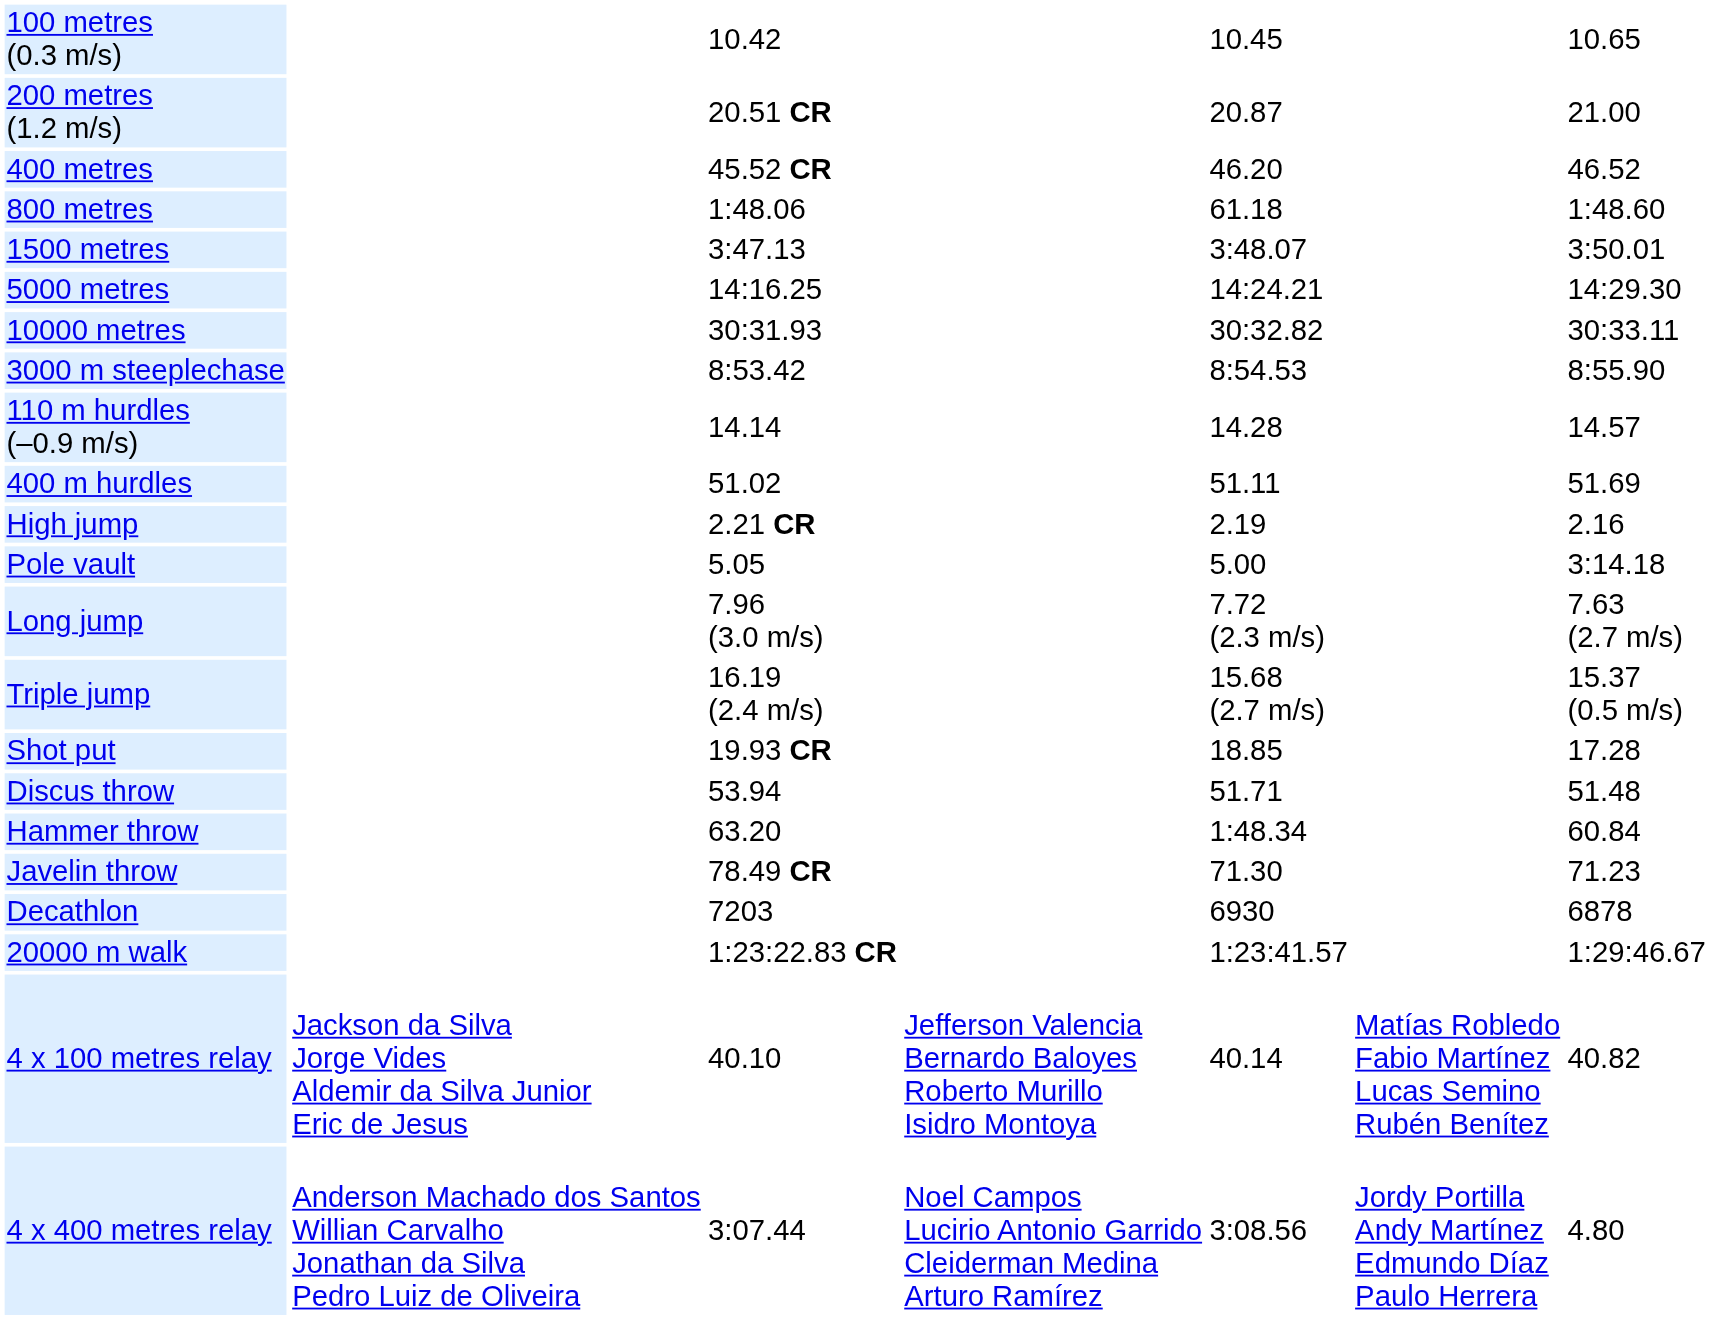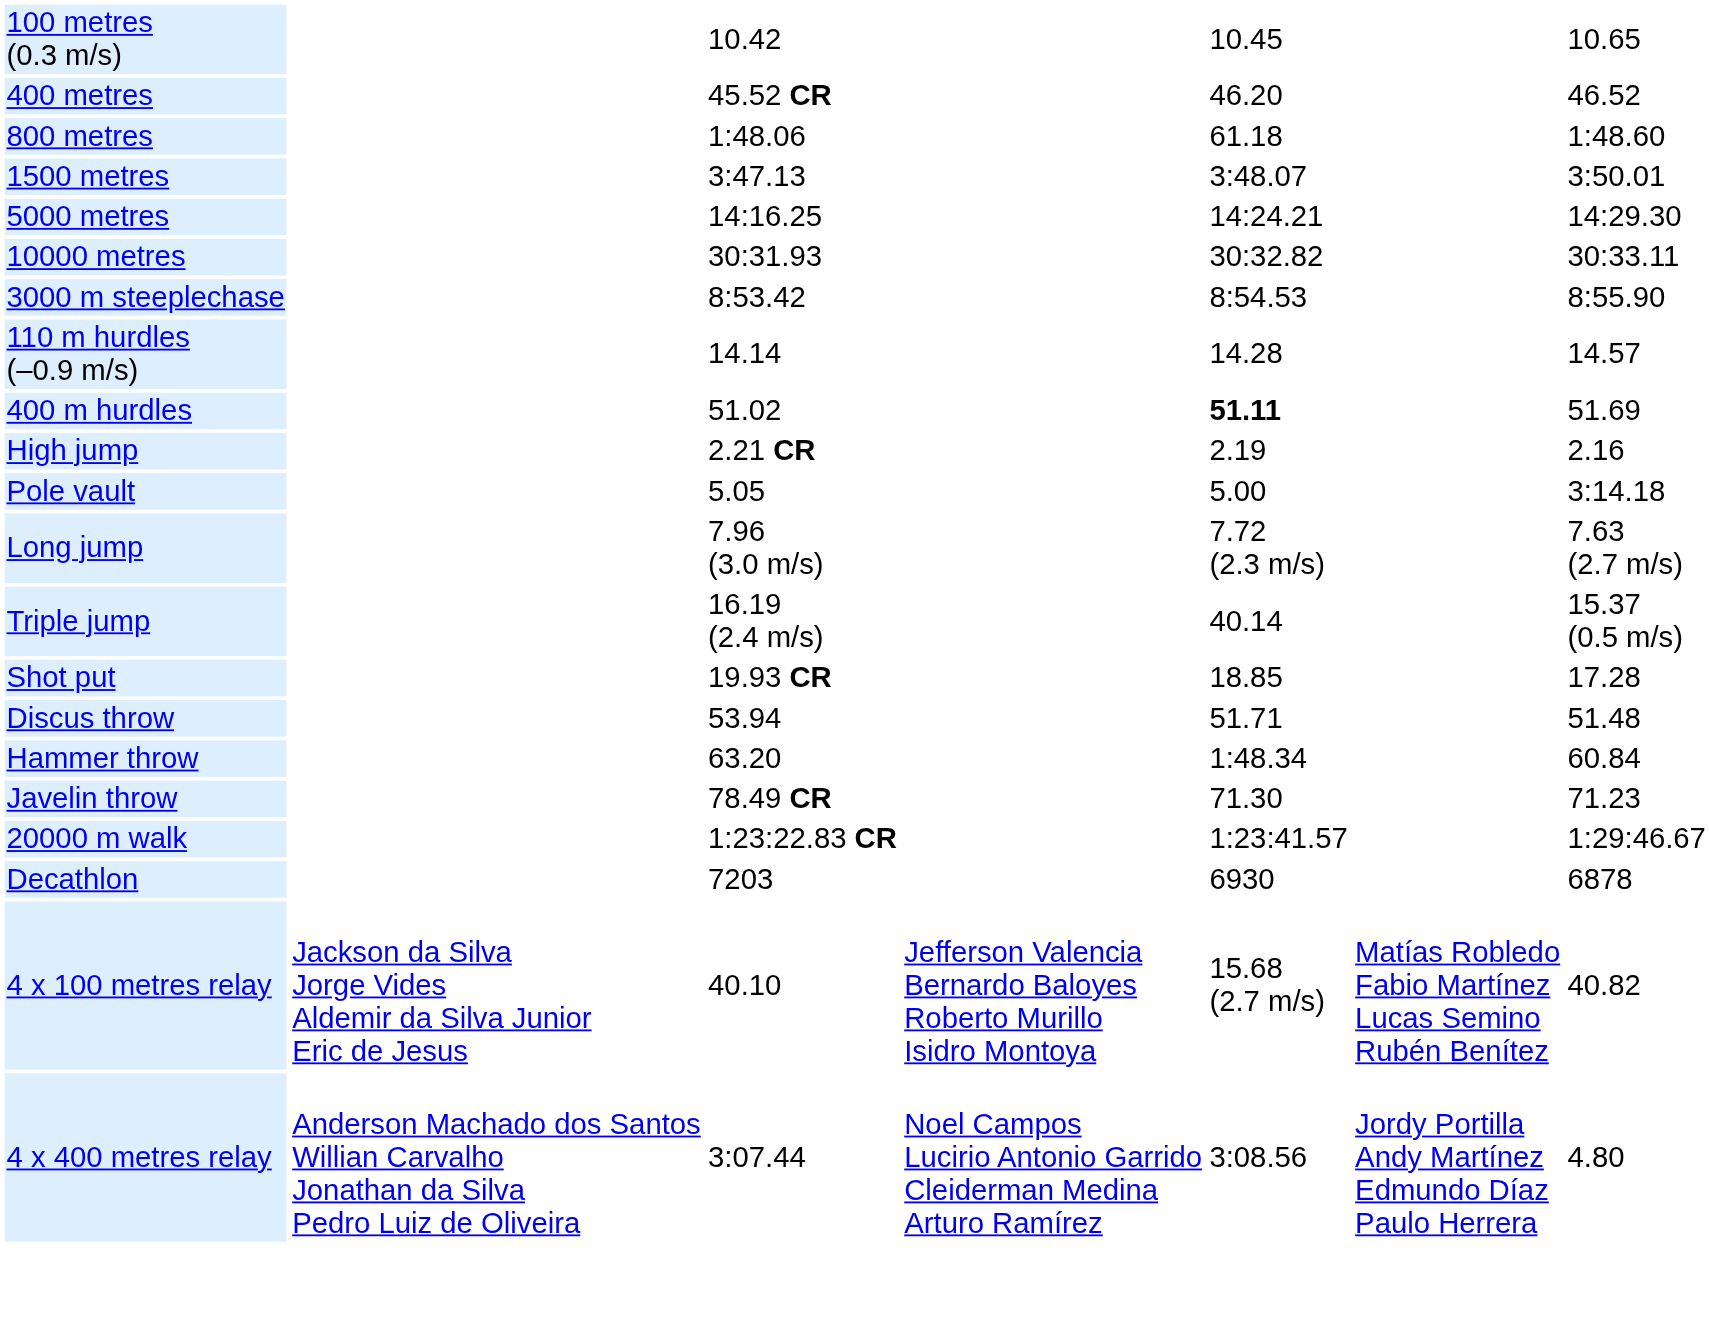- row: (80, 112)
(1245, 483) normal -> (1245, 410) bold
(1267, 694) 15.68 (2.7 m/s) -> (1246, 620) 40.14
rows swapped: (72, 911) <-> (97, 952)
(1246, 1058) 40.14 -> (1267, 985) 15.68 (2.7 m/s)
